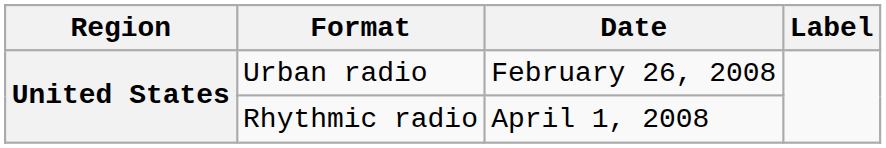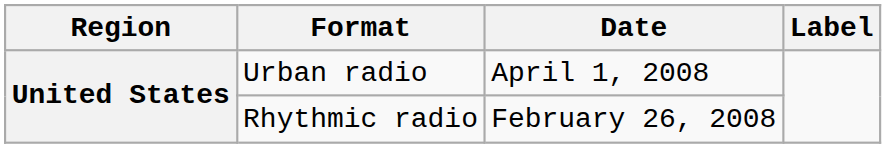(634, 73) February 26, 2008 -> (600, 73) April 1, 2008
(600, 119) April 1, 2008 -> (634, 119) February 26, 2008
